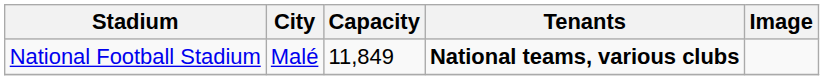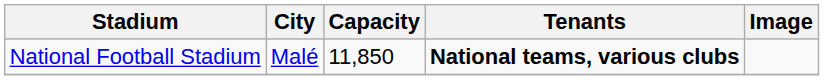(361, 56) 11,849 -> (361, 56) 11,850
